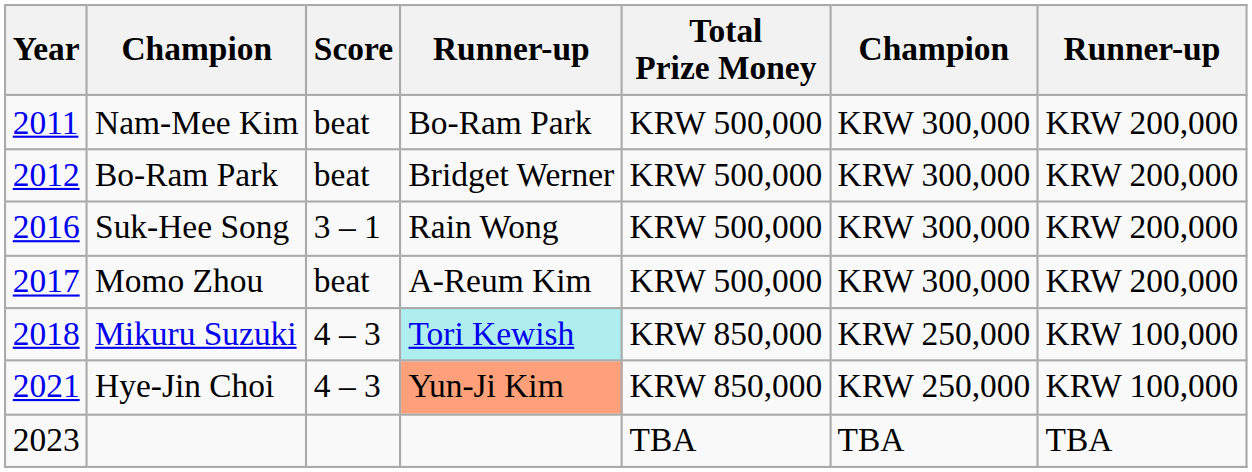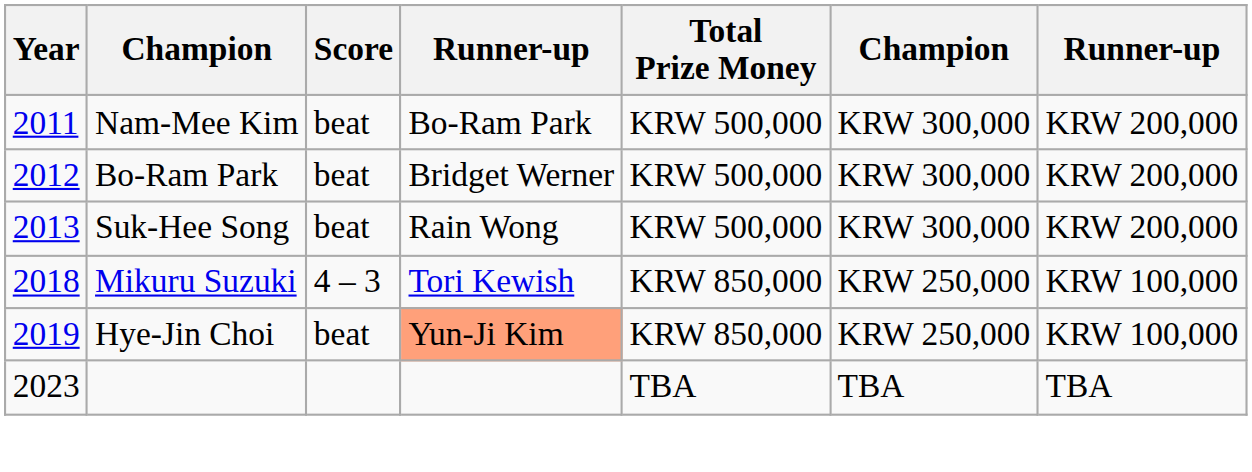(46, 227) 2016 -> (46, 227) 2013
(347, 227) 3 – 1 -> (342, 227) beat
- row: (179, 280)
(491, 333) paleturquoise background -> (491, 280) no background
(46, 386) 2021 -> (46, 333) 2019
(347, 386) 4 – 3 -> (342, 333) beat
